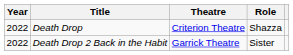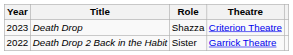columns swapped: (266, 12) <-> (208, 12)
(17, 27) 2022 -> (17, 27) 2023
